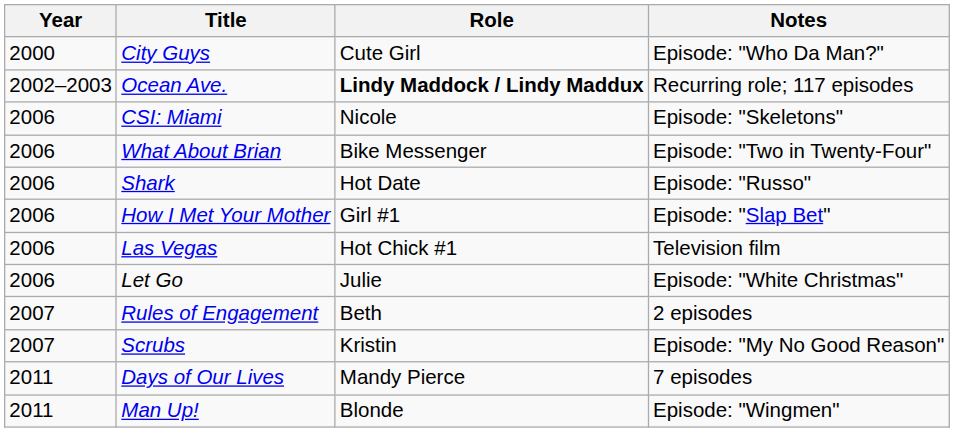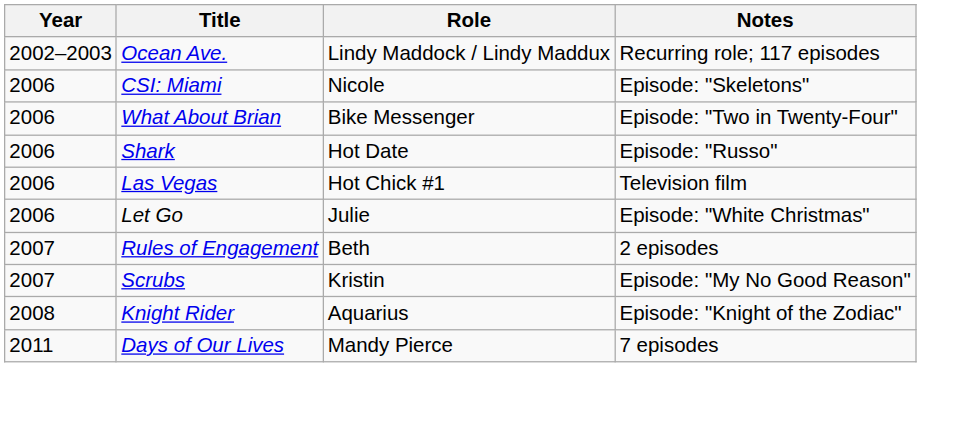- row: (166, 53)
(492, 85) bold -> (469, 53) normal
- row: (226, 215)
+ row: (178, 313)
- row: (160, 410)
